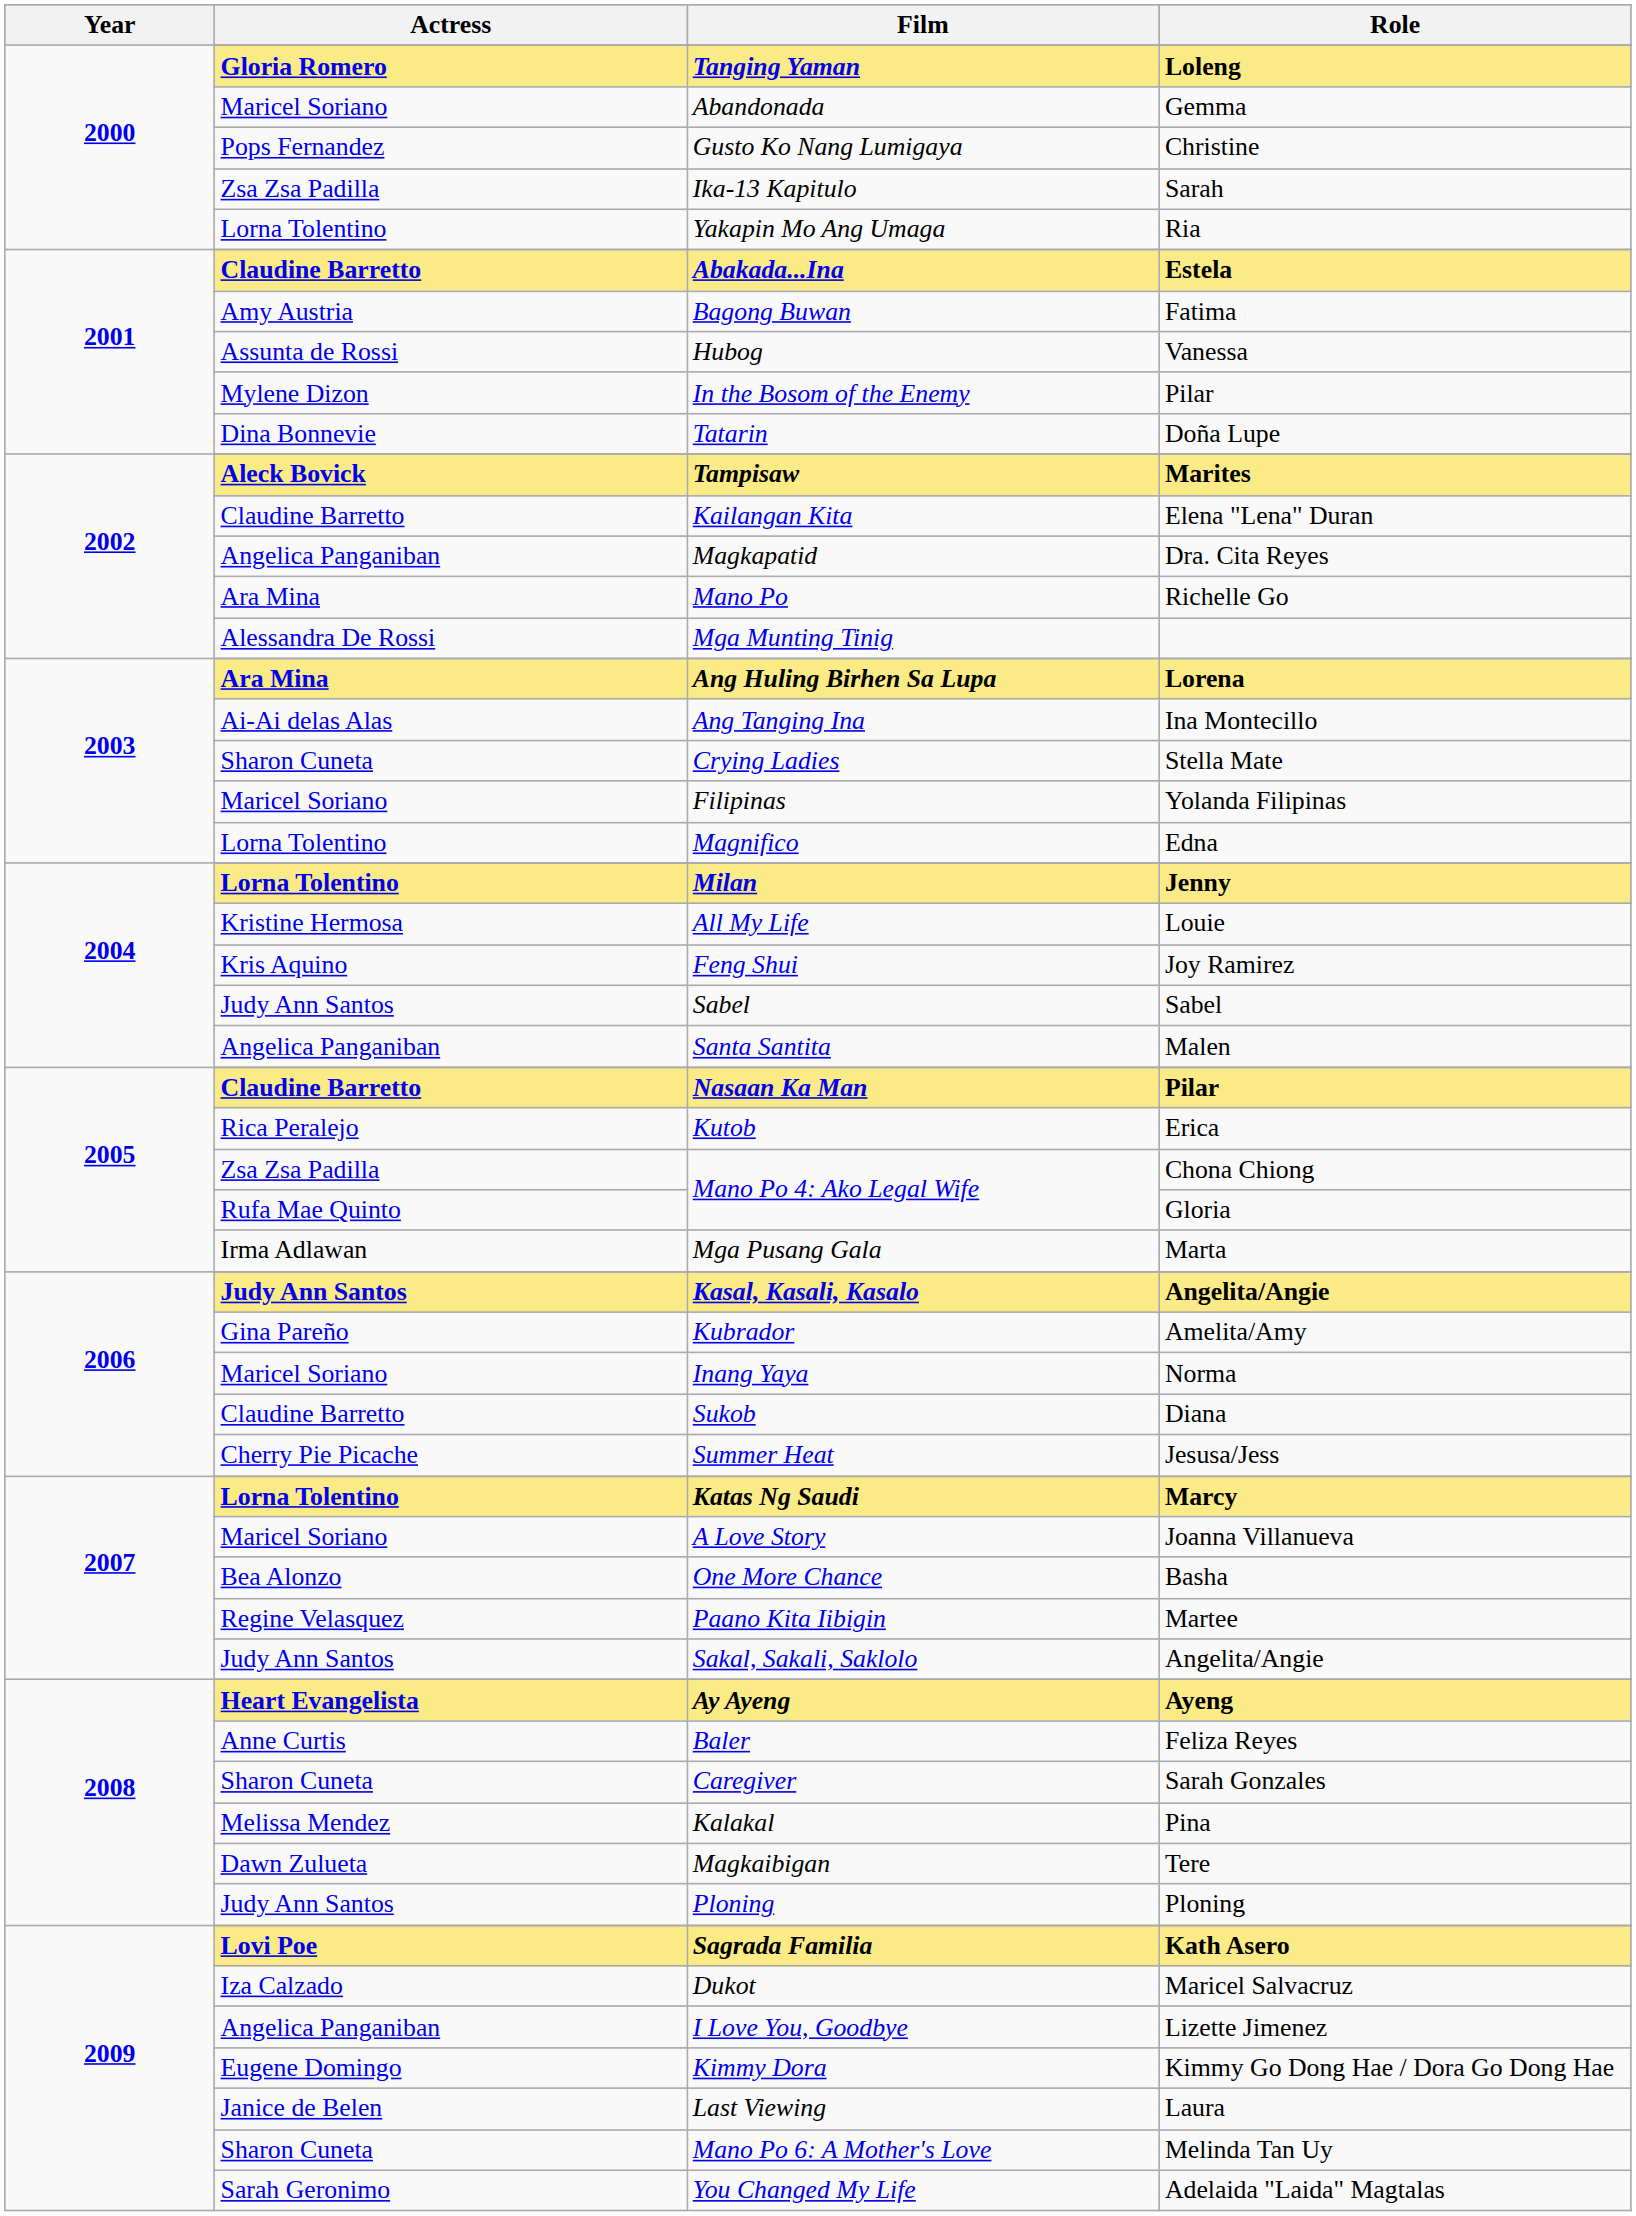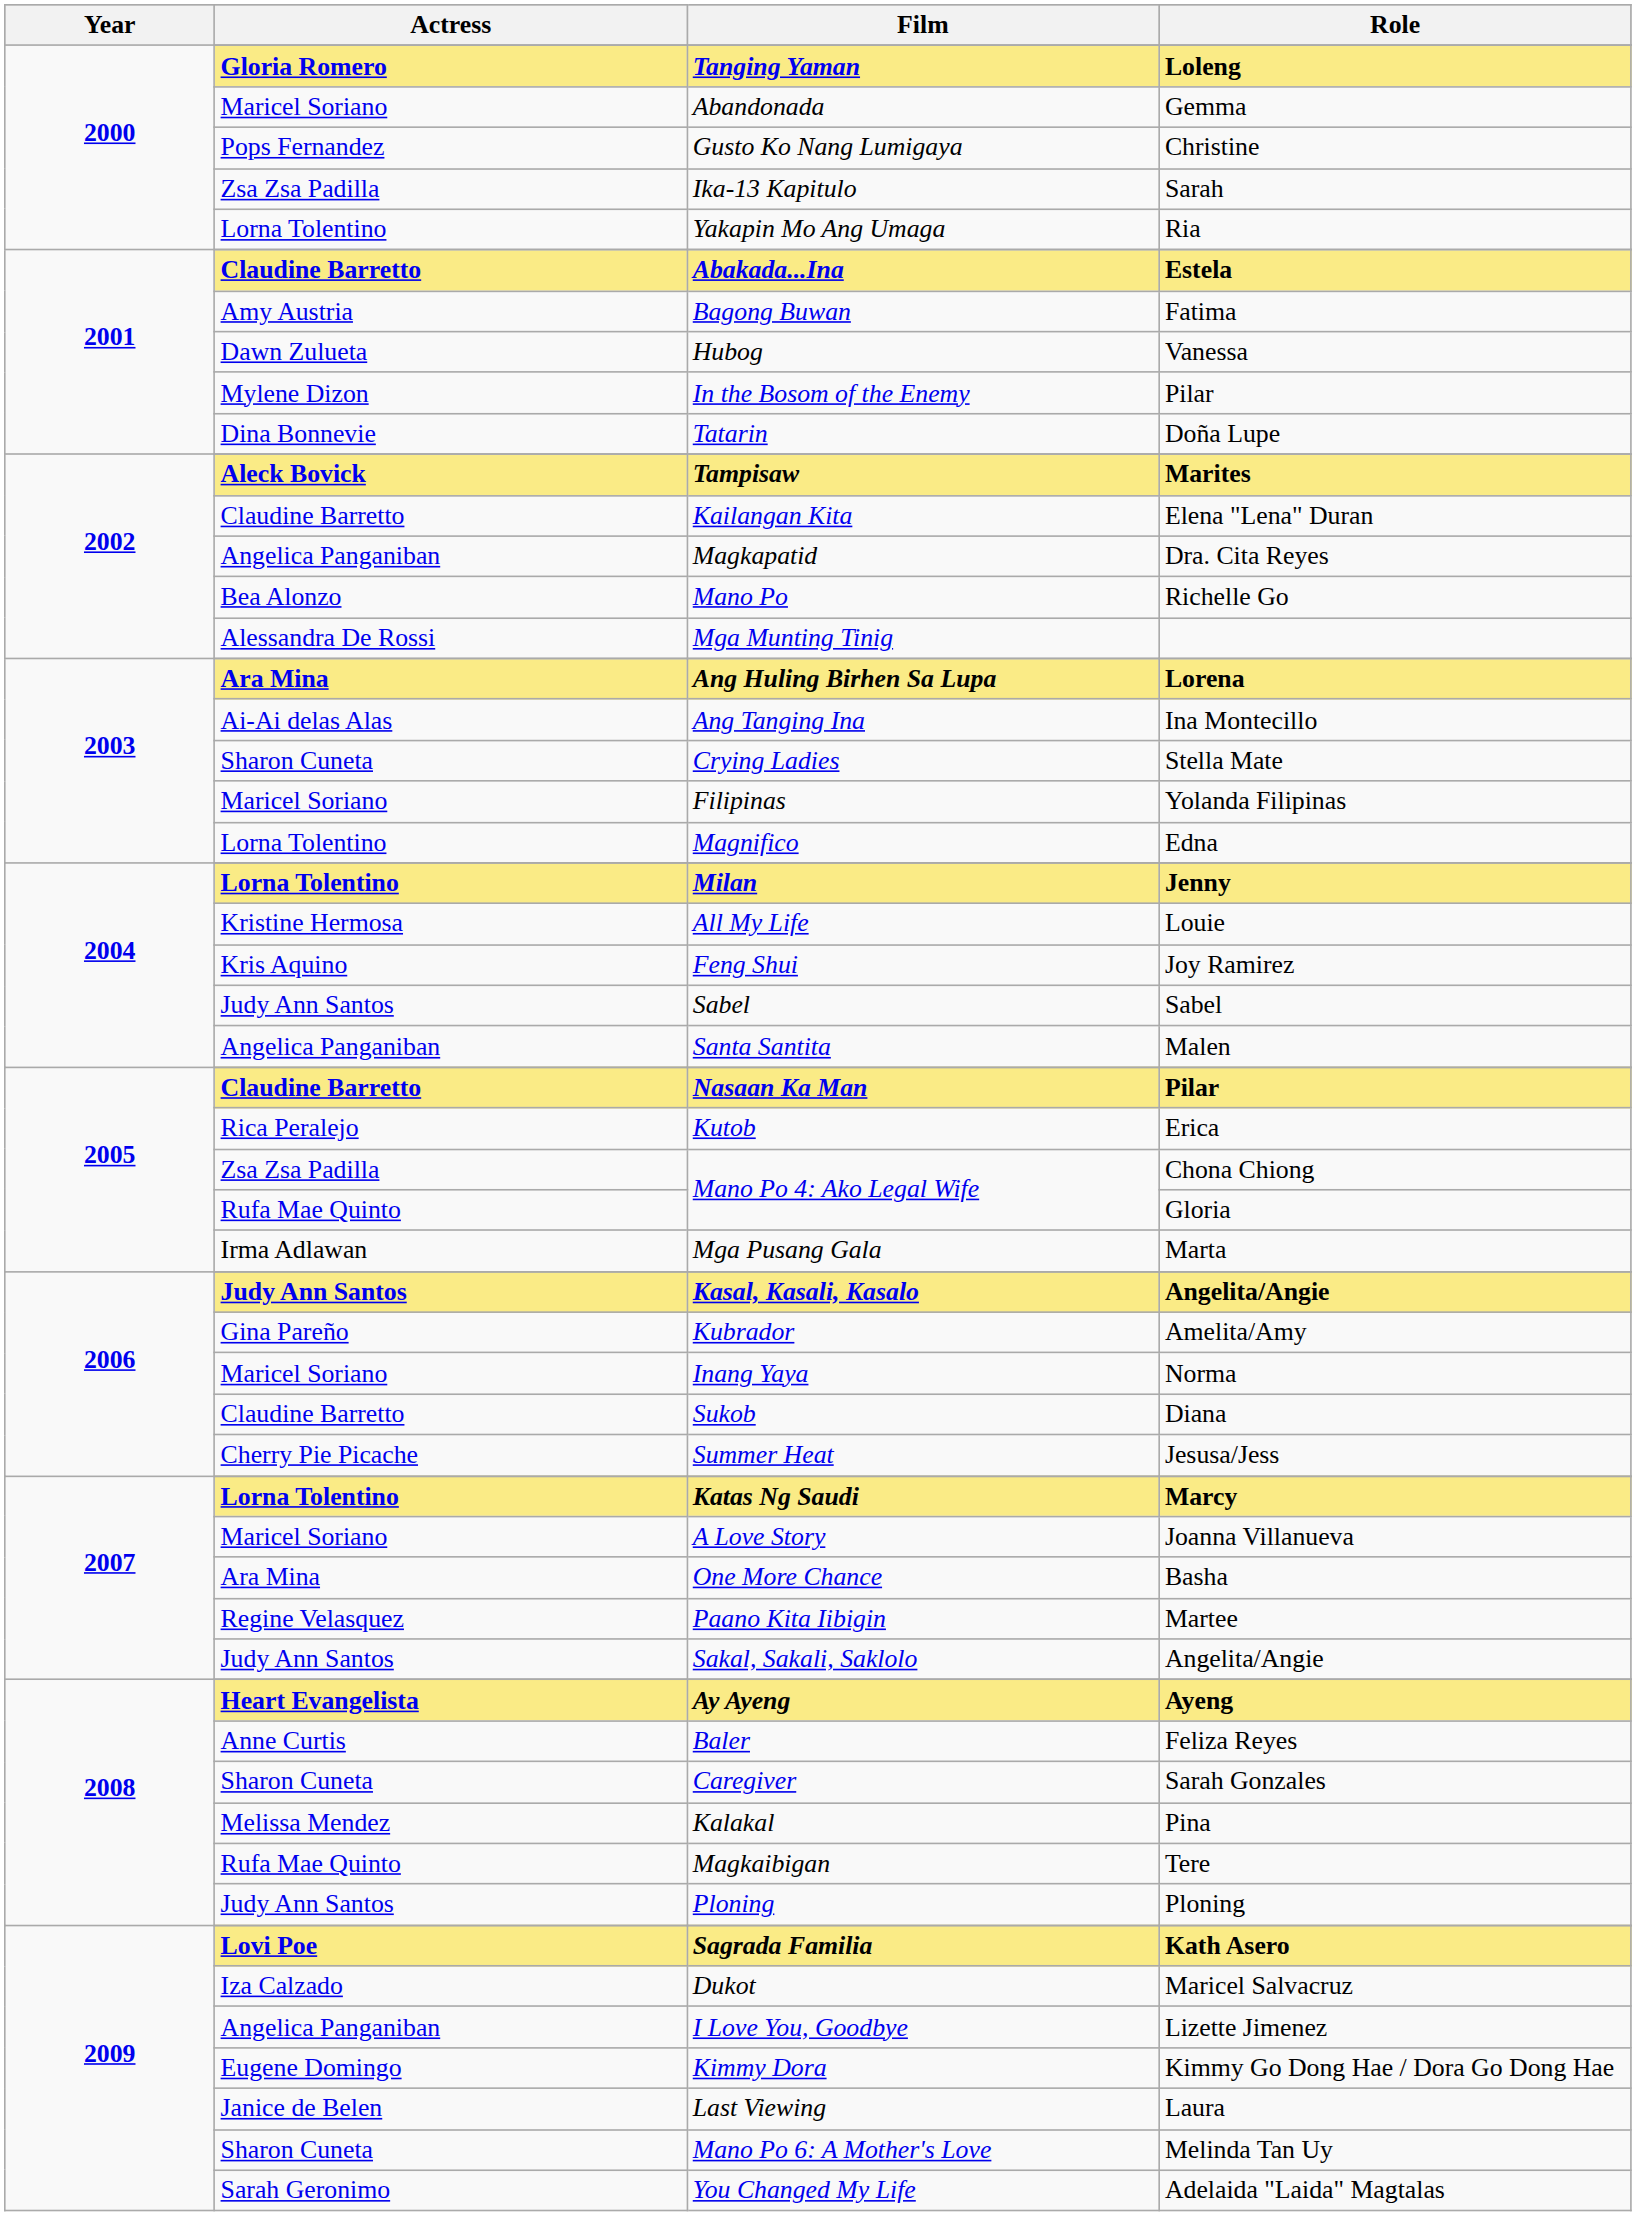(309, 351) Assunta de Rossi -> (294, 351) Dawn Zulueta
(270, 596) Ara Mina -> (281, 596) Bea Alonzo
(281, 1577) Bea Alonzo -> (270, 1577) Ara Mina
(294, 1863) Dawn Zulueta -> (311, 1863) Rufa Mae Quinto
